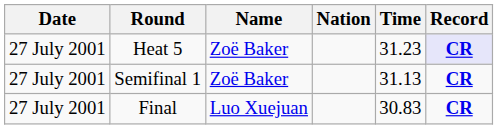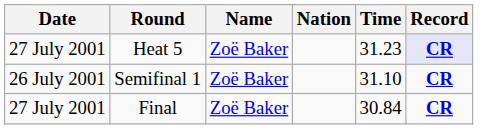(57, 78) 27 July 2001 -> (57, 78) 26 July 2001
(400, 78) 31.13 -> (381, 78) 31.10
(259, 108) Luo Xuejuan -> (249, 108) Zoë Baker
(400, 108) 30.83 -> (381, 108) 30.84
